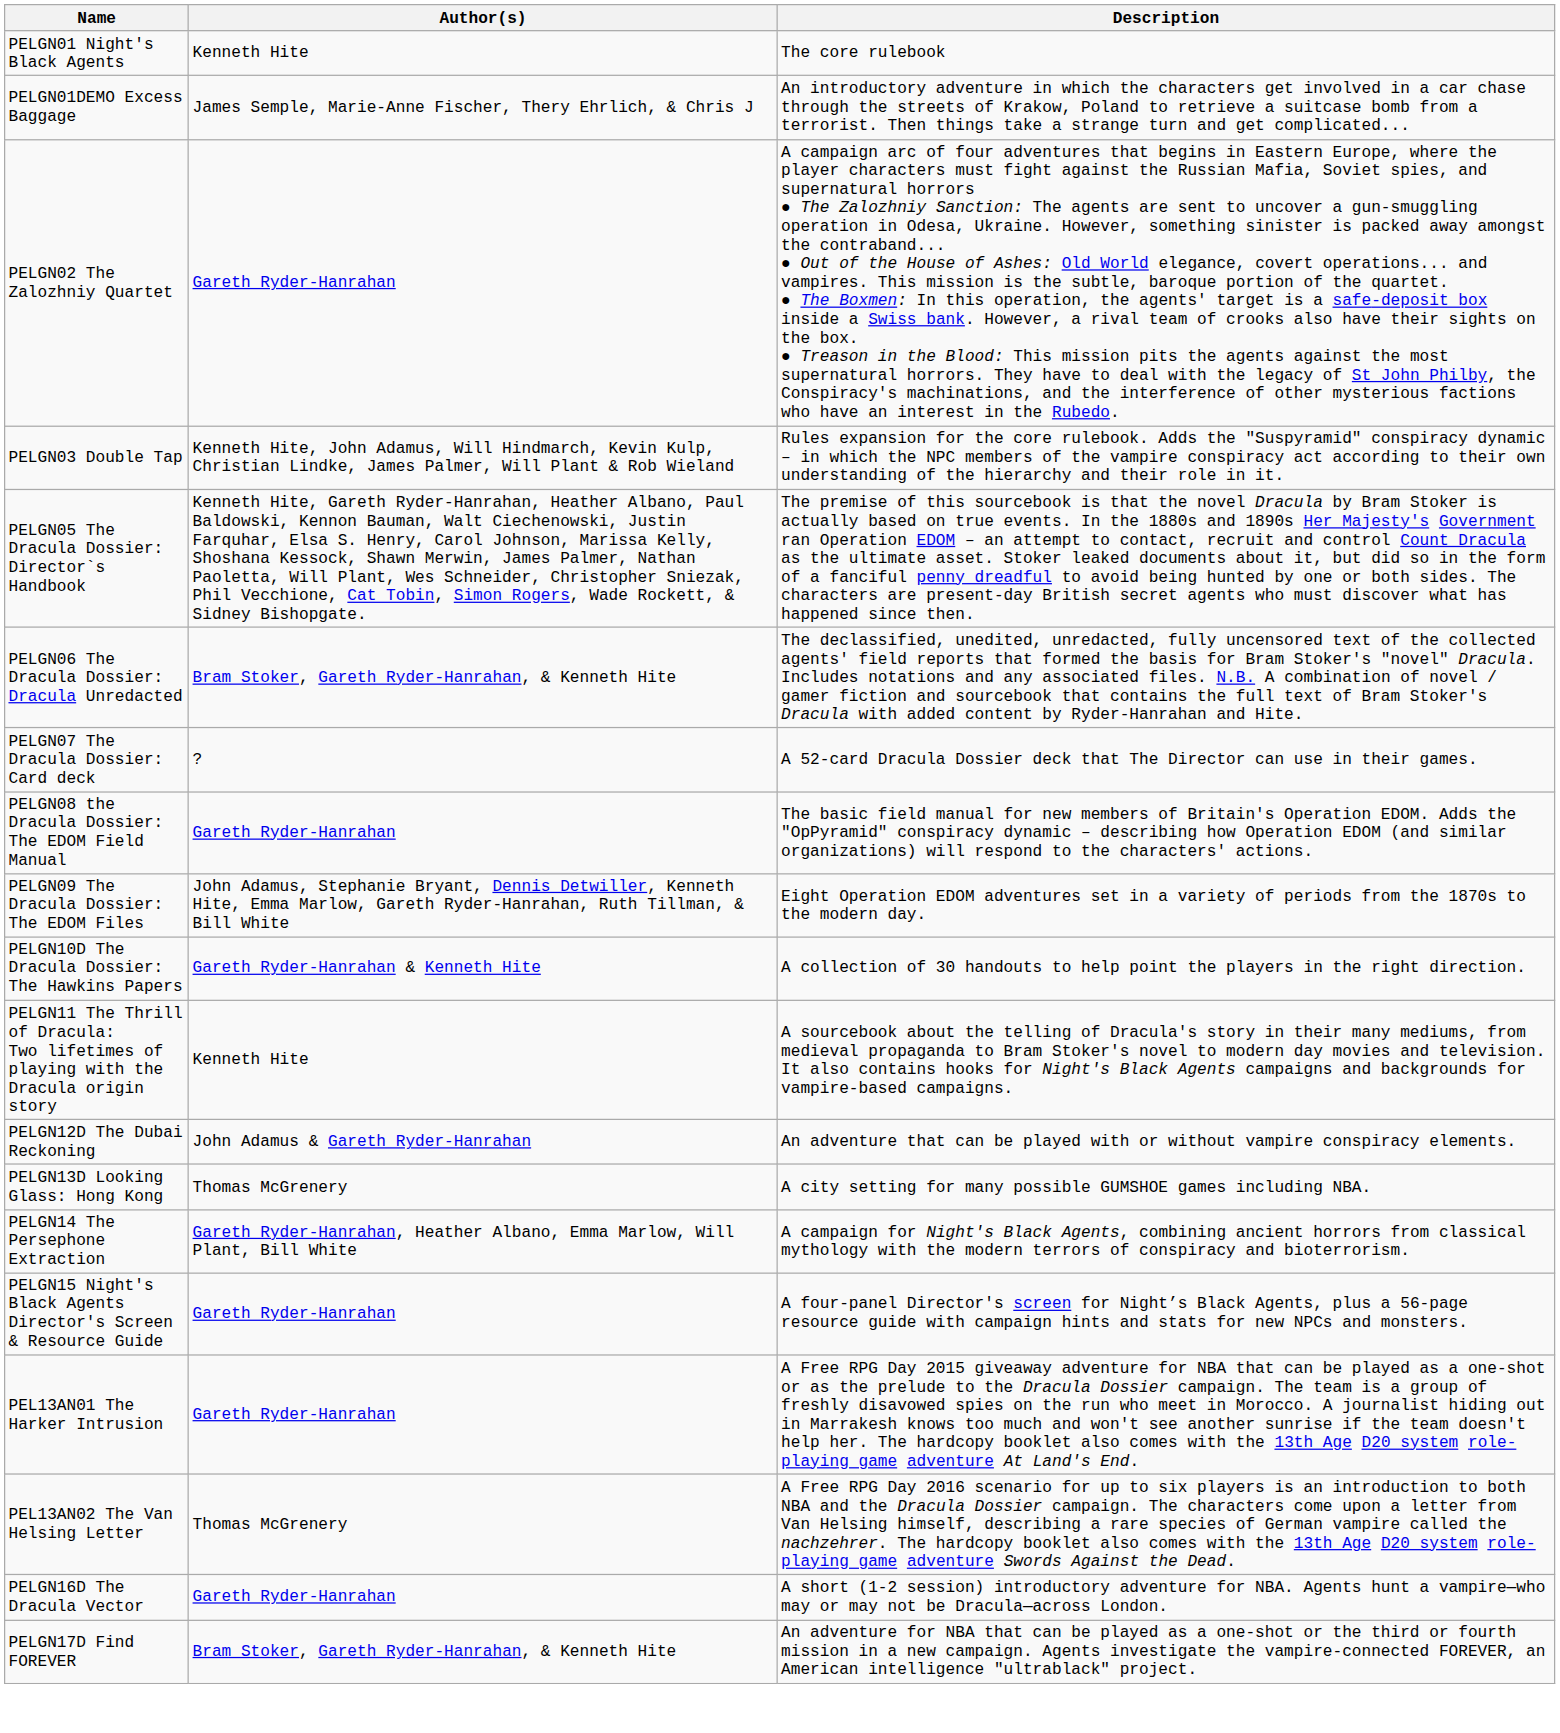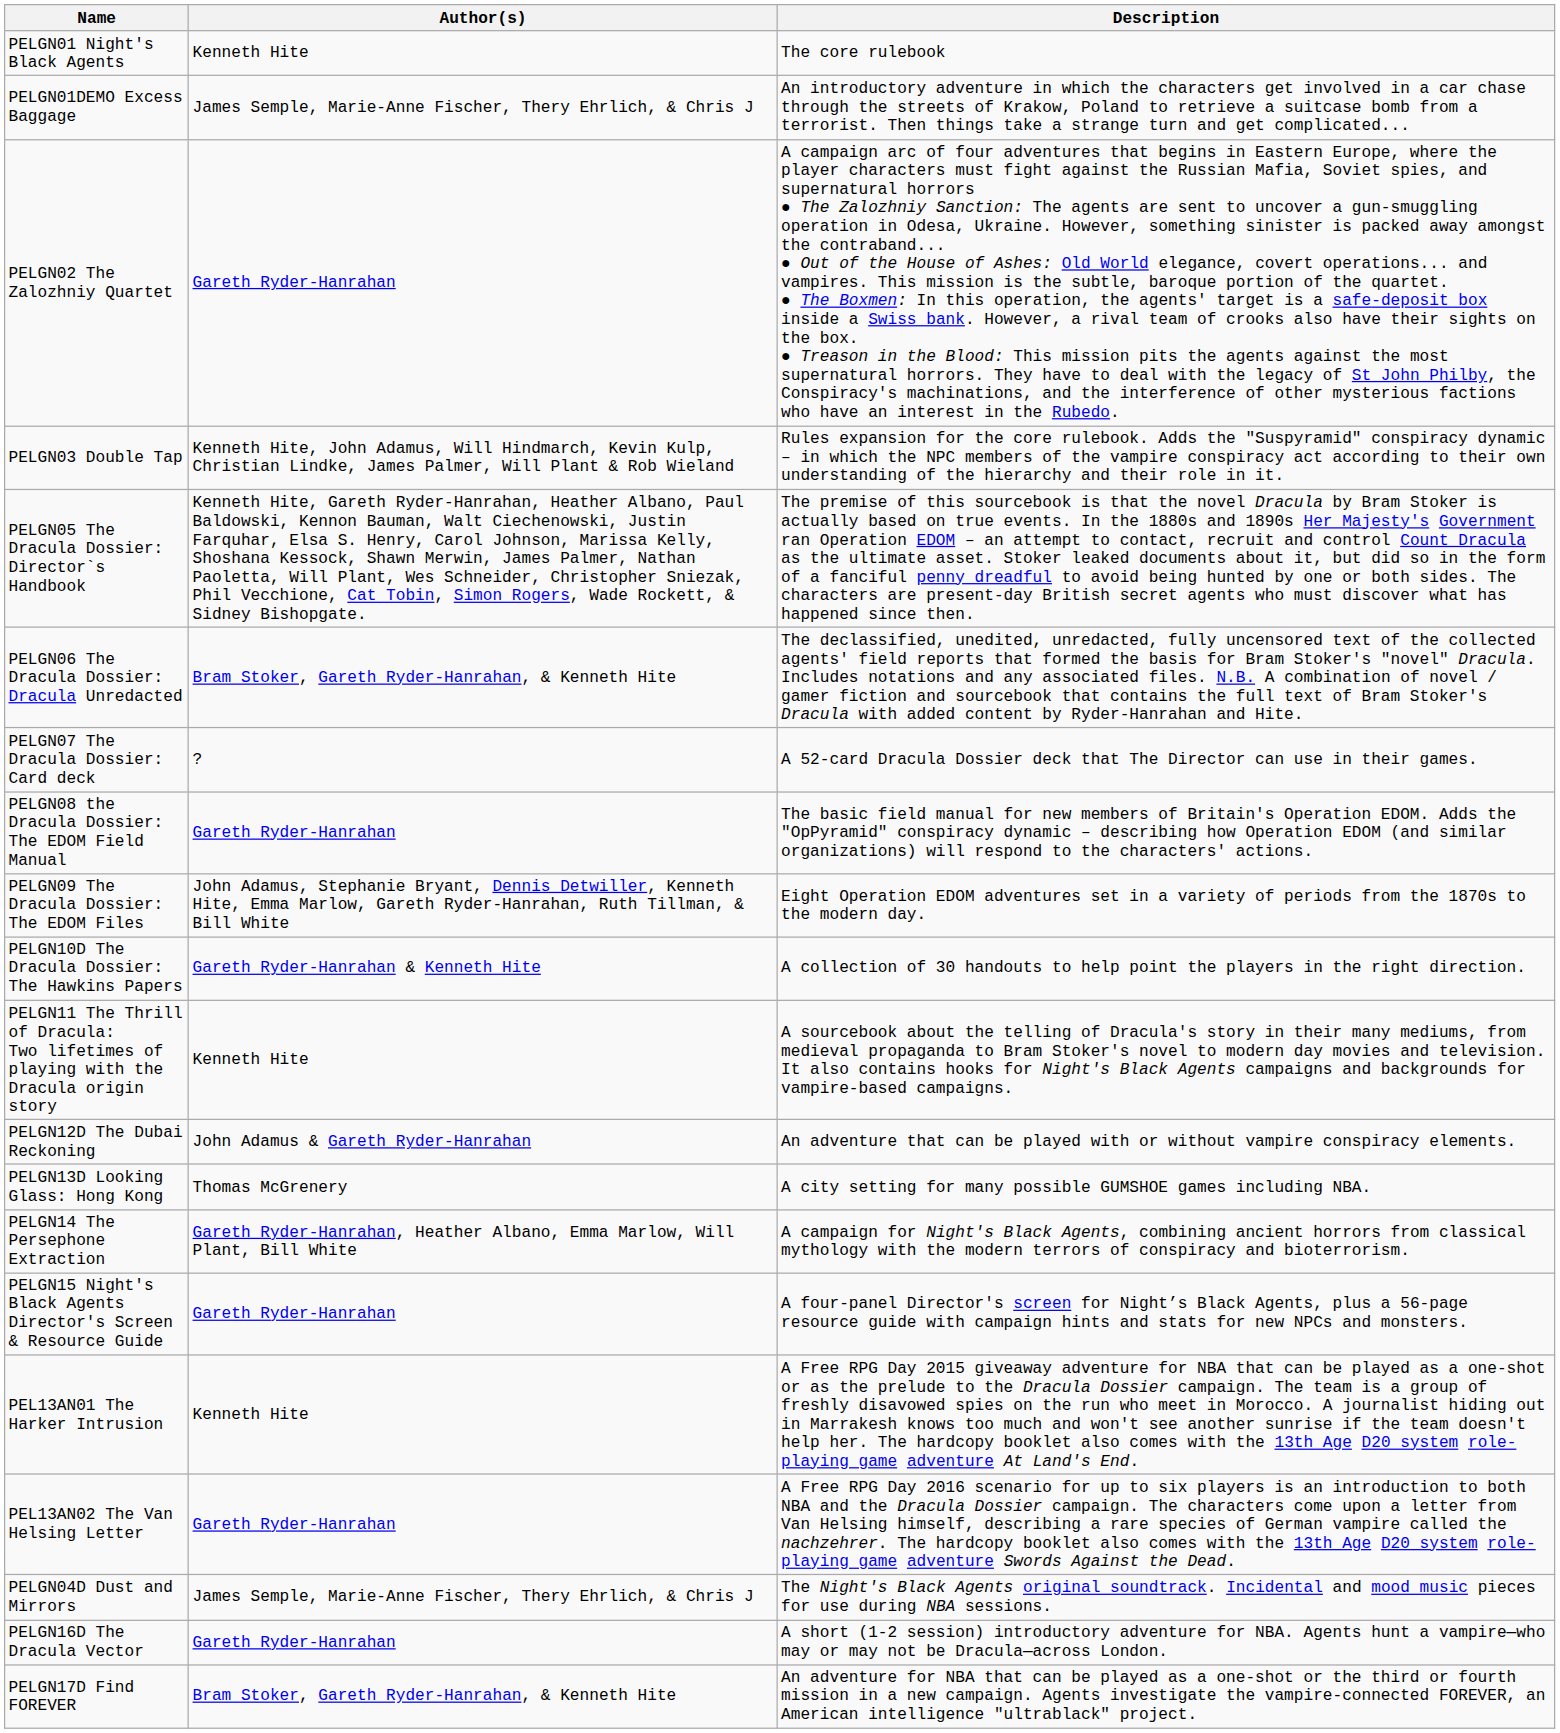(294, 1415) Gareth Ryder-Hanrahan -> (251, 1415) Kenneth Hite
(270, 1525) Thomas McGrenery -> (294, 1525) Gareth Ryder-Hanrahan
+ row: (91, 1597)
